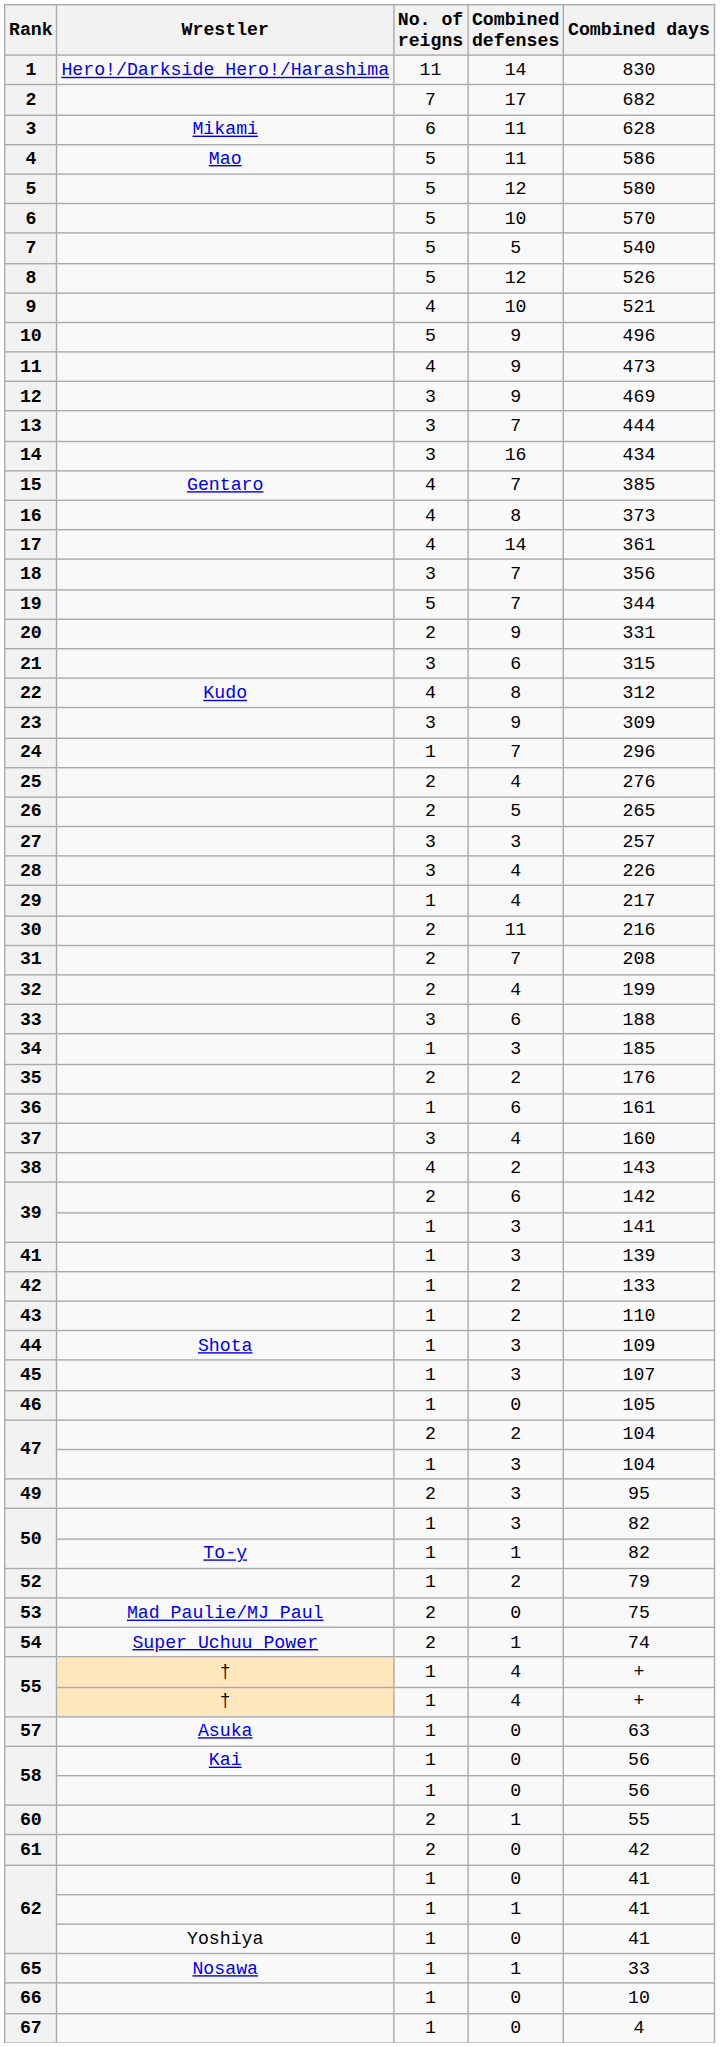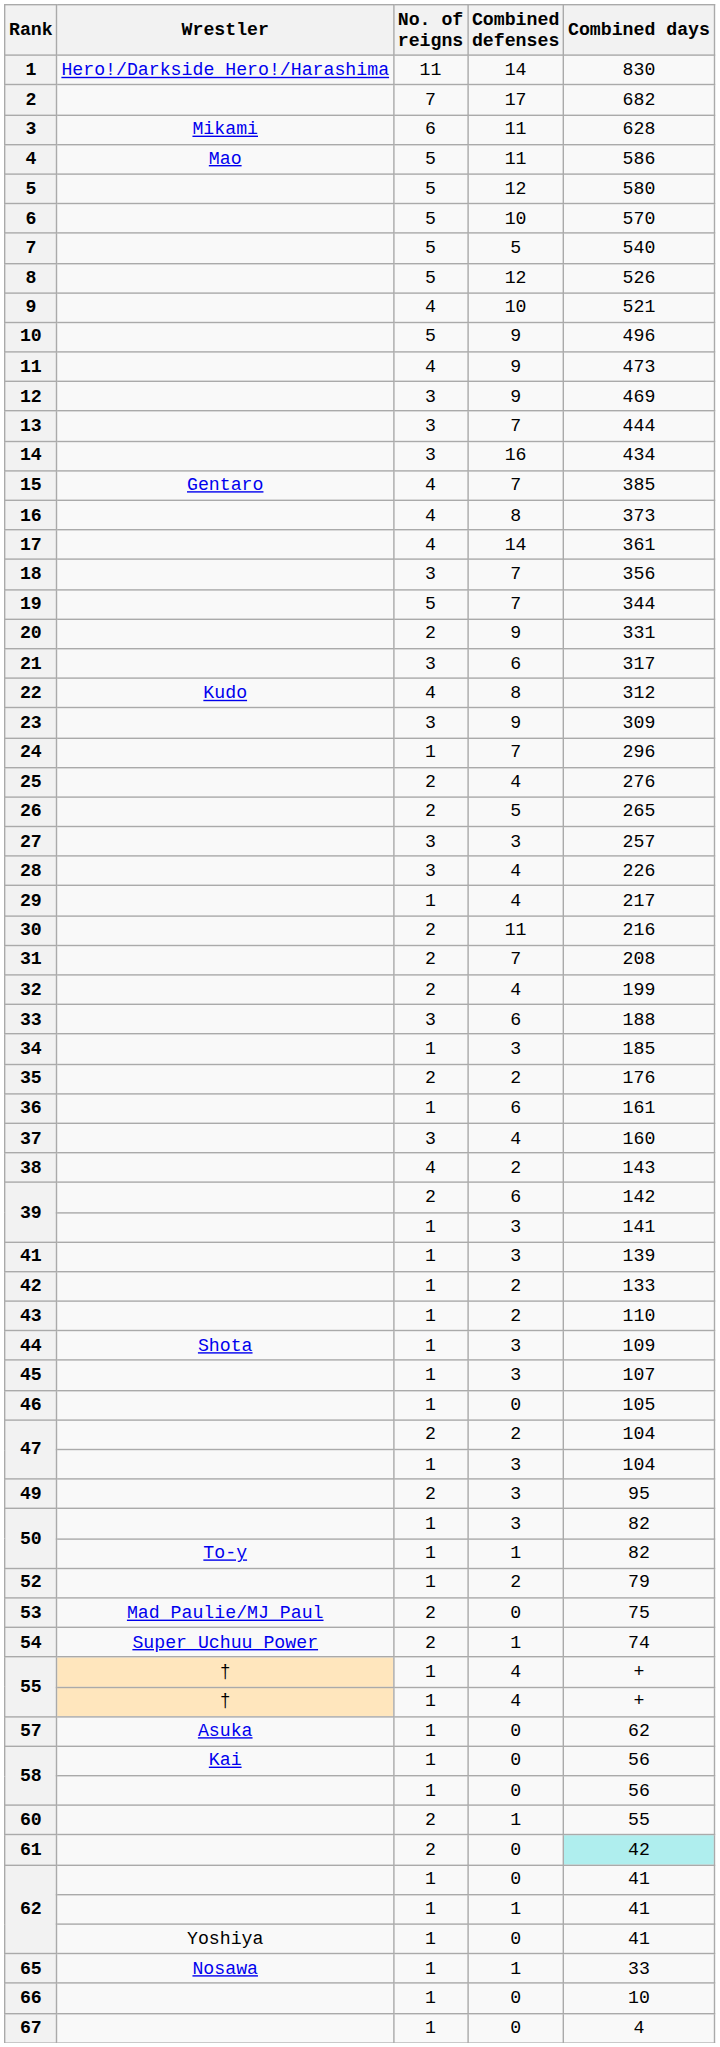(639, 663) 315 -> (639, 663) 317
(639, 1731) 63 -> (639, 1731) 62
(639, 1850) no background -> (639, 1850) paleturquoise background
